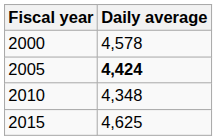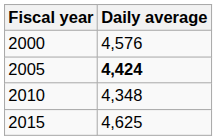(122, 43) 4,578 -> (122, 43) 4,576
